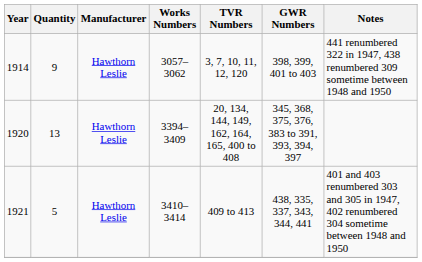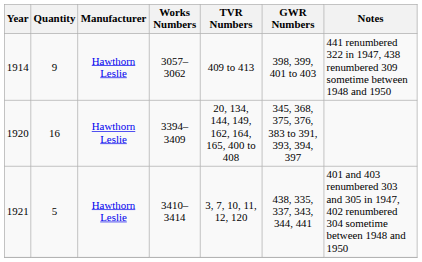(231, 67) 3, 7, 10, 11, 12, 120 -> (231, 67) 409 to 413
(54, 133) 13 -> (54, 133) 16
(231, 211) 409 to 413 -> (231, 211) 3, 7, 10, 11, 12, 120
